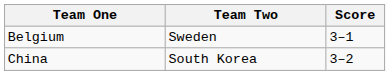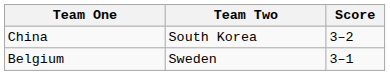rows swapped: (36, 37) <-> (28, 59)
